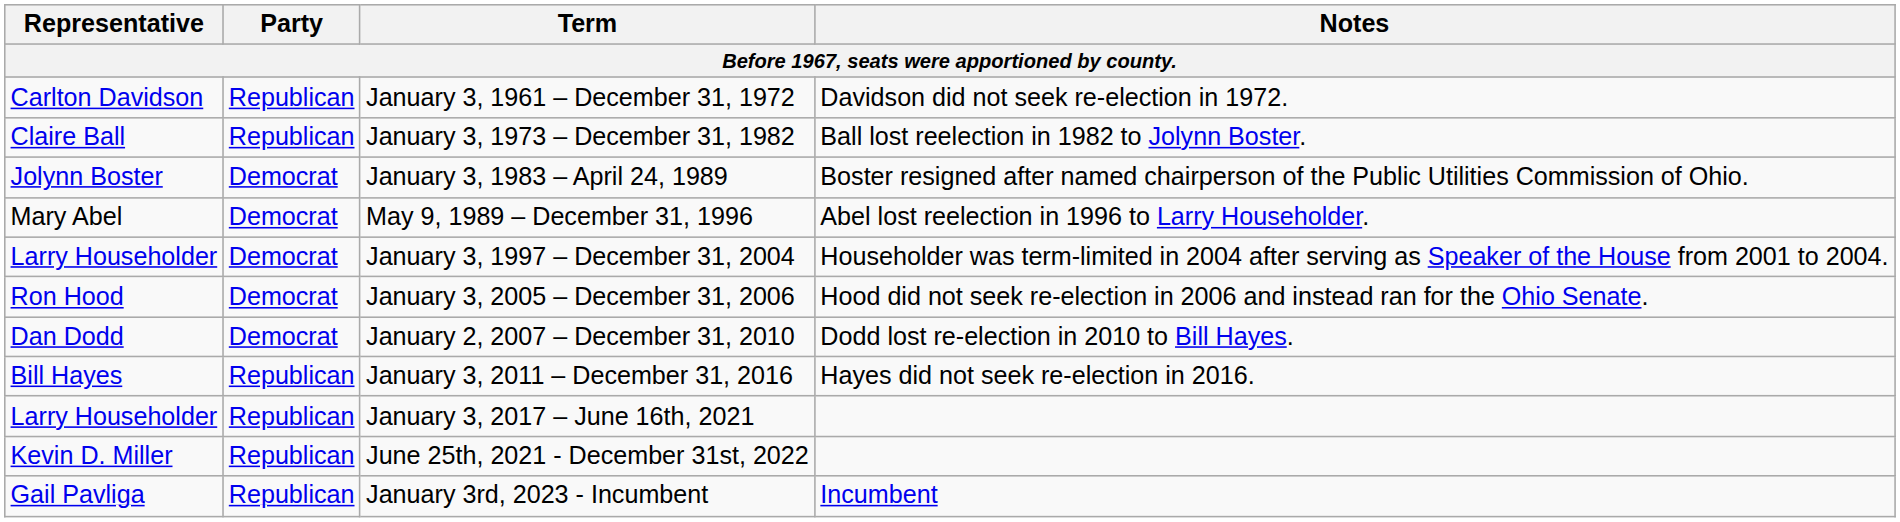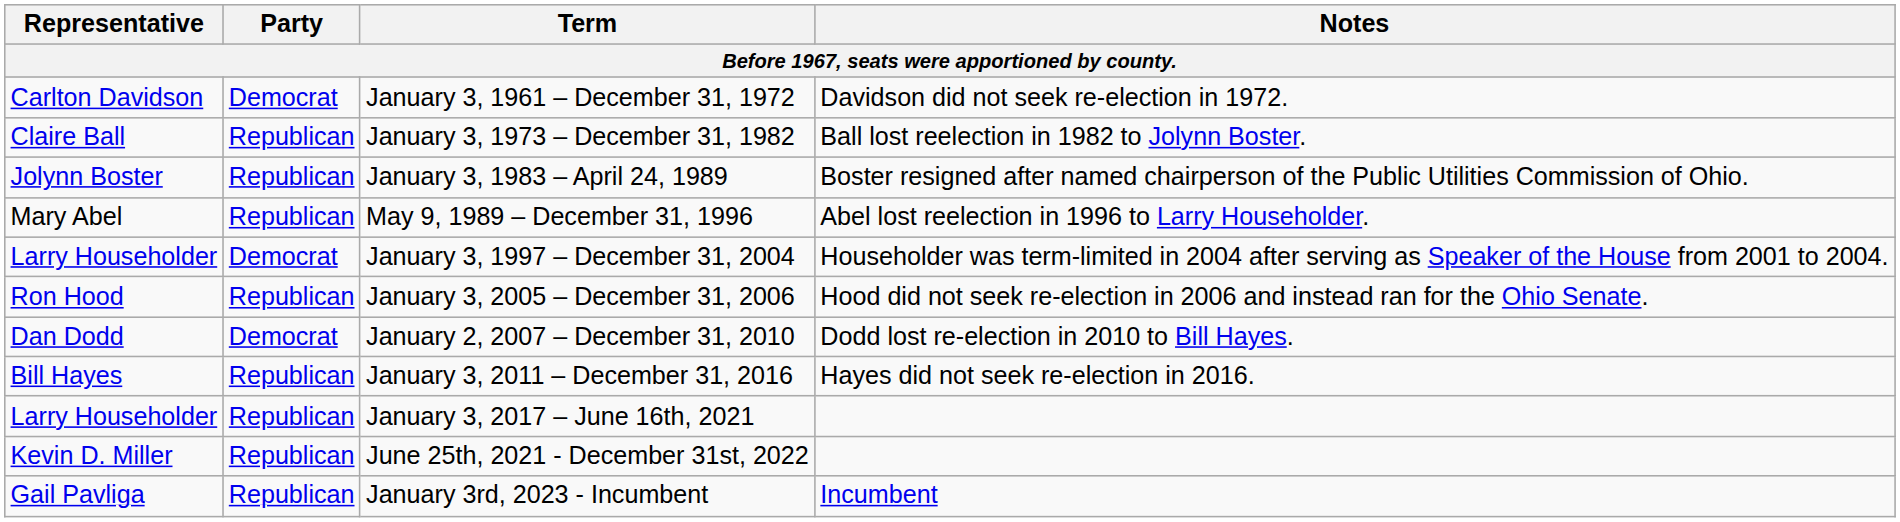(292, 97) Republican -> (283, 97) Democrat
(283, 177) Democrat -> (292, 177) Republican
(283, 216) Democrat -> (292, 216) Republican
(283, 296) Democrat -> (292, 296) Republican
